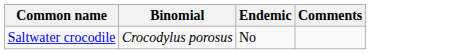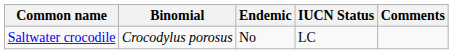+ column: (336, 15)
